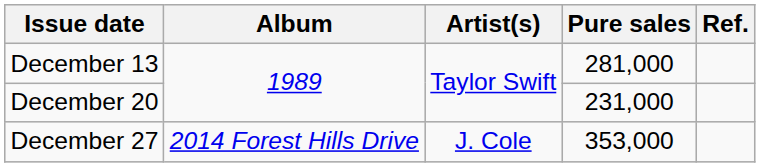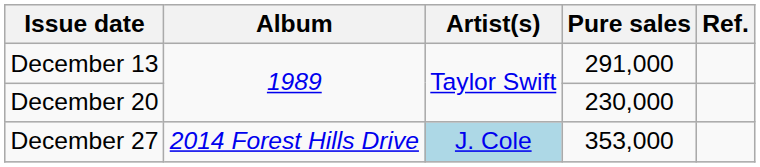(629, 63) 281,000 -> (629, 63) 291,000
(629, 102) 231,000 -> (629, 102) 230,000
(493, 141) no background -> (493, 141) lightblue background
